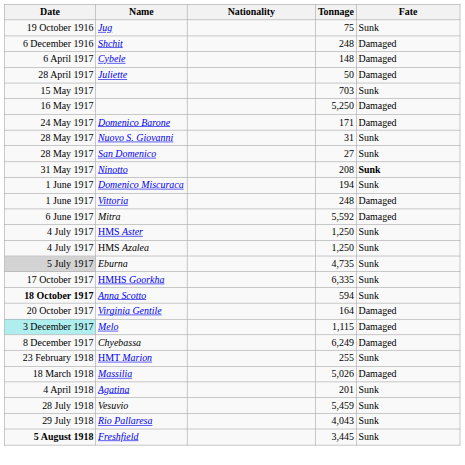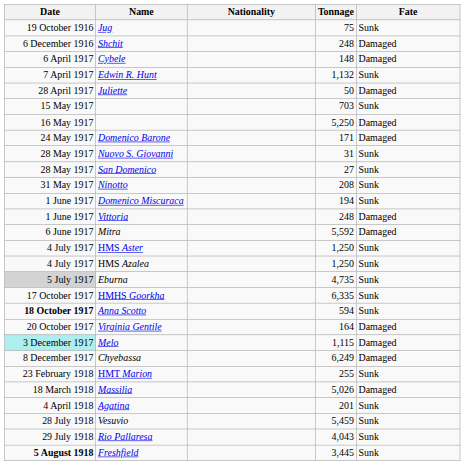+ row: (127, 75)
(370, 169) bold -> (369, 185) normal
